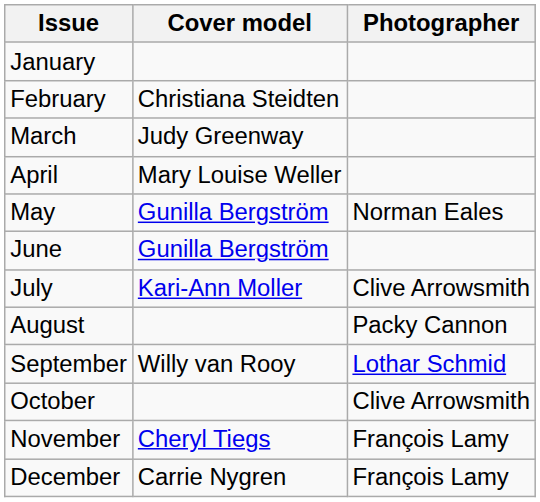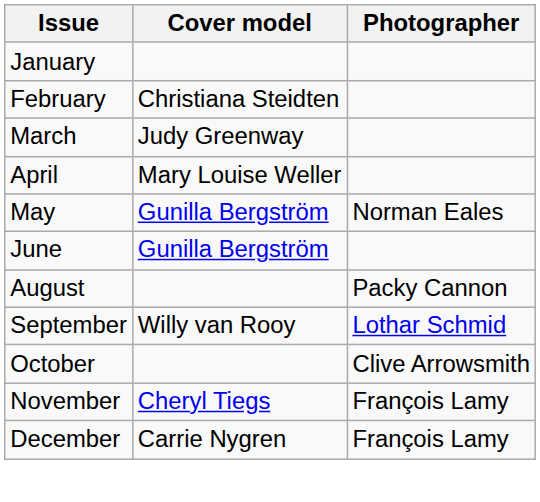- row: (31, 288)
